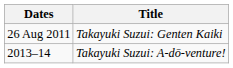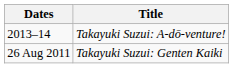rows swapped: (39, 33) <-> (29, 53)
